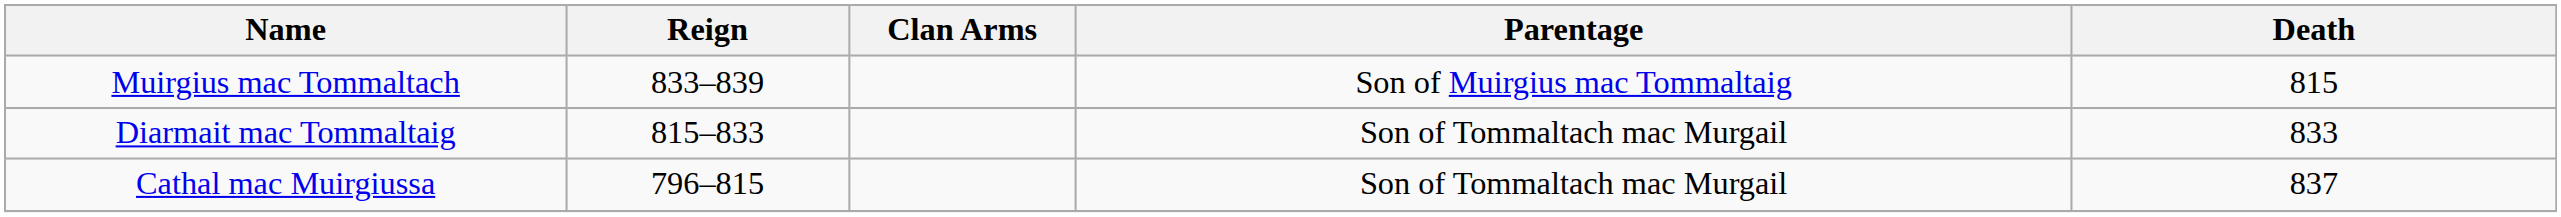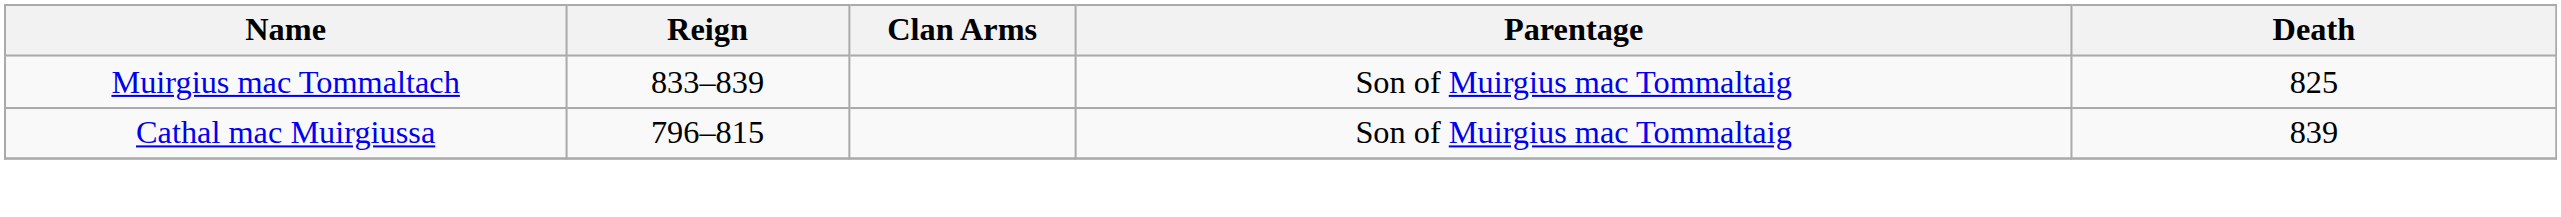(2314, 81) 815 -> (2314, 81) 825
- row: (286, 132)
(1574, 183) Son of Tommaltach mac Murgail -> (1574, 132) Son of Muirgius mac Tommaltaig
(2314, 183) 837 -> (2314, 132) 839
